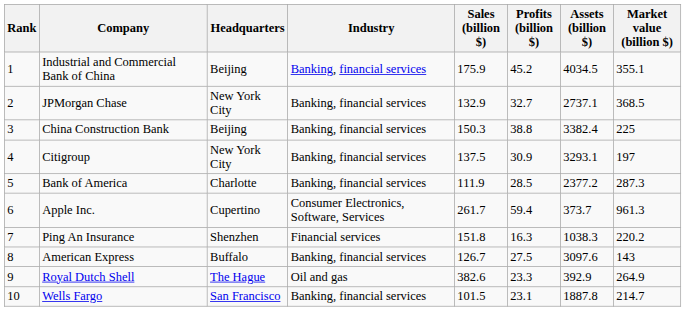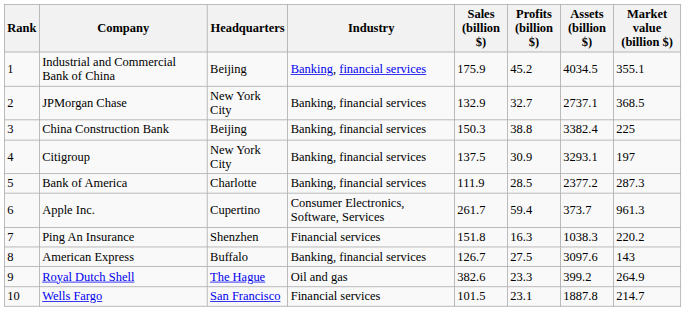(577, 276) 392.9 -> (577, 276) 399.2
(358, 296) Banking, financial services -> (336, 296) Financial services
